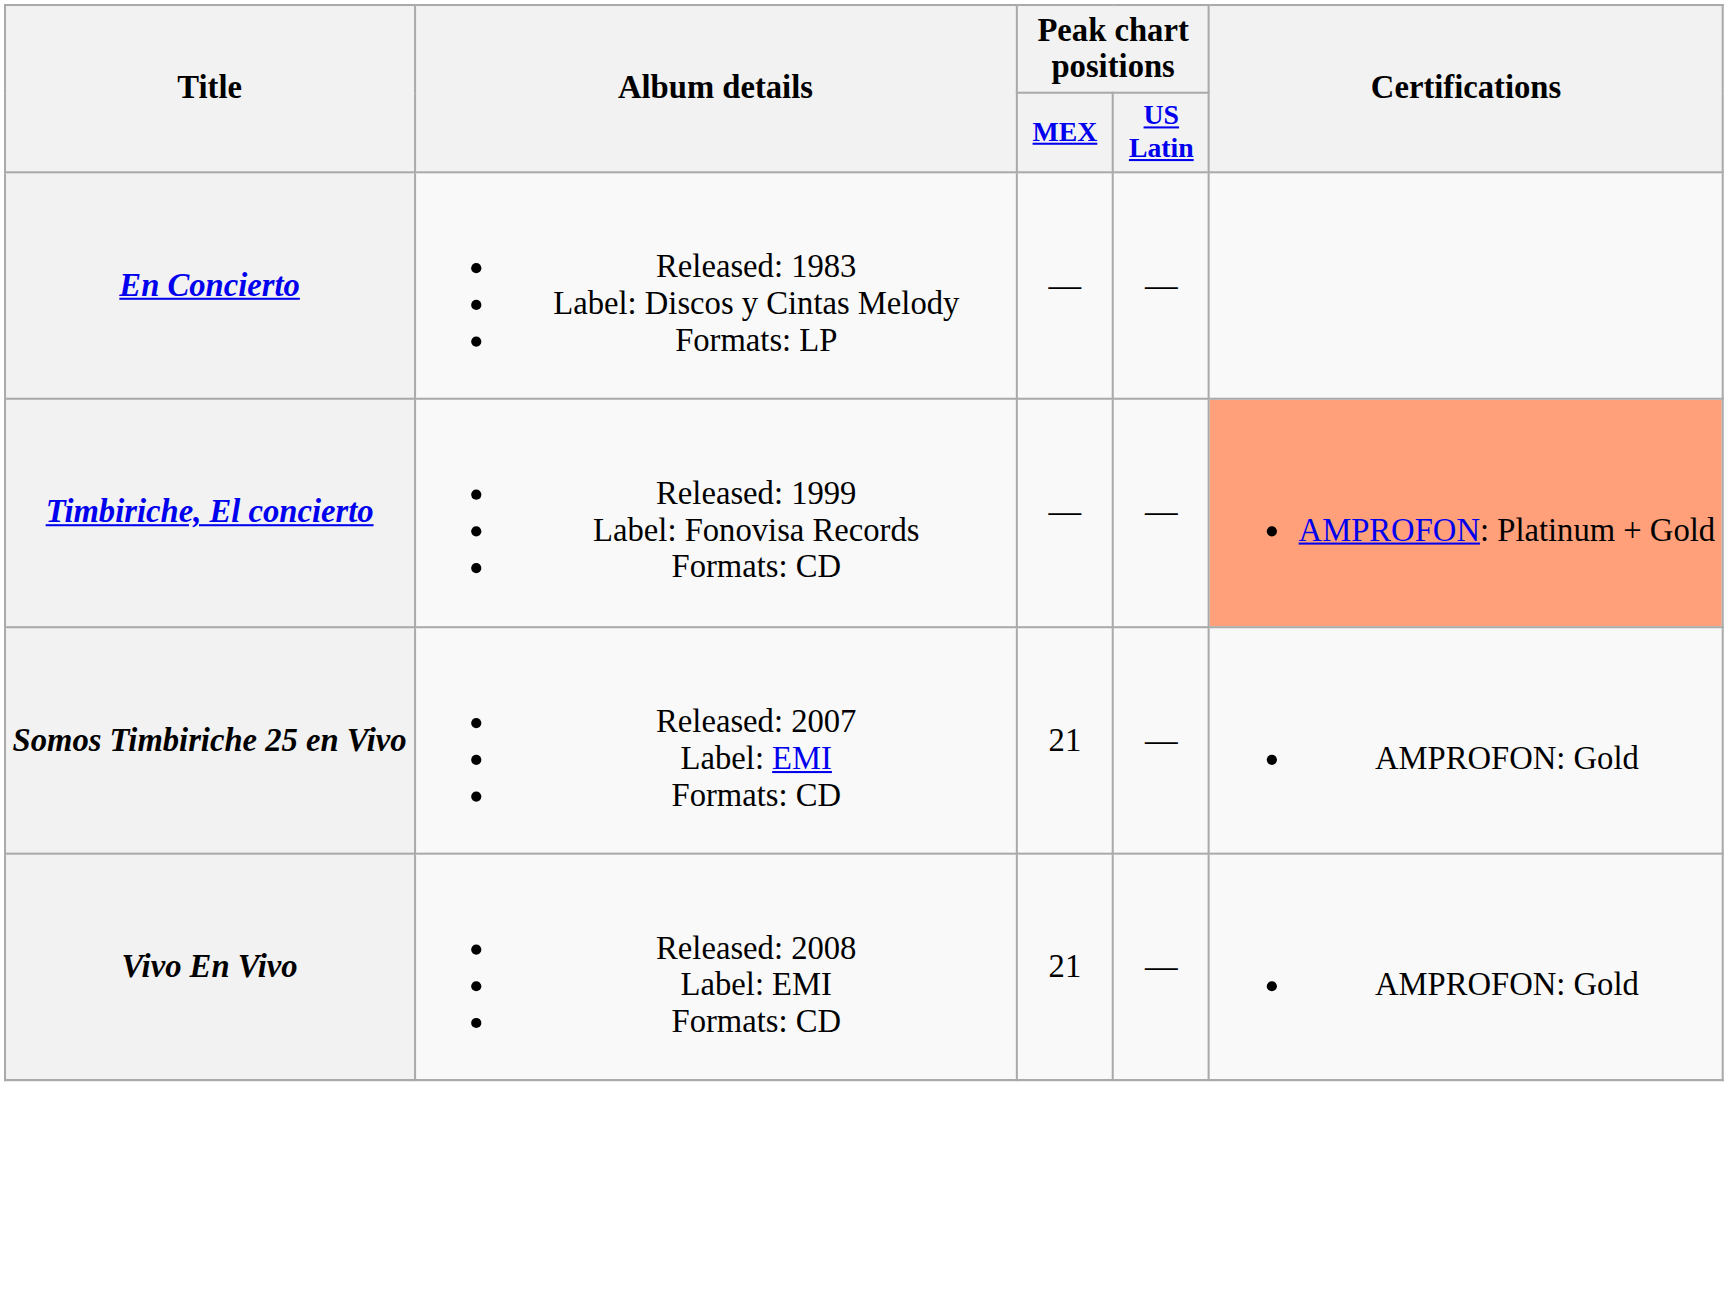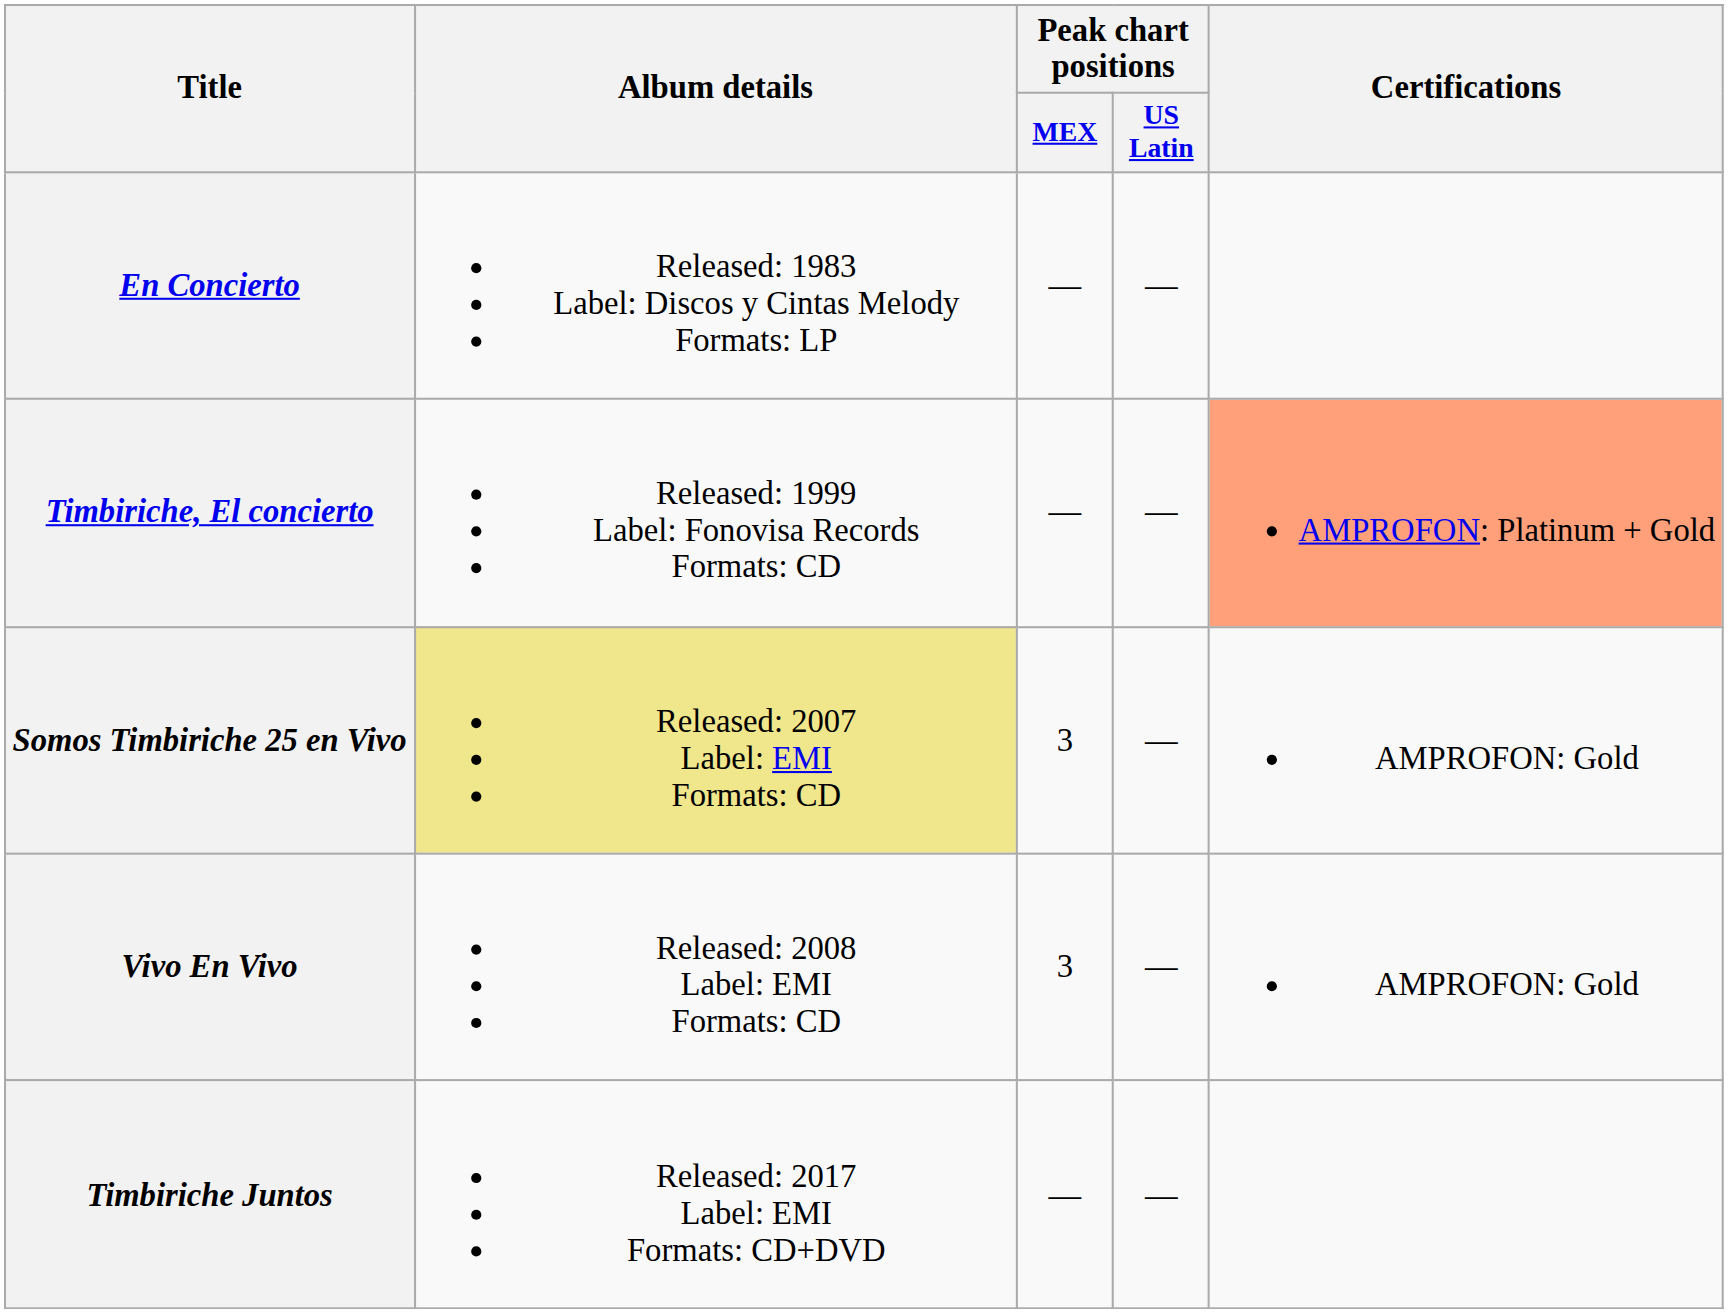(715, 758) no background -> (715, 758) khaki background
(1065, 739) 21 -> (1065, 739) 3
(1065, 966) 21 -> (1065, 966) 3
+ row: (210, 1193)
